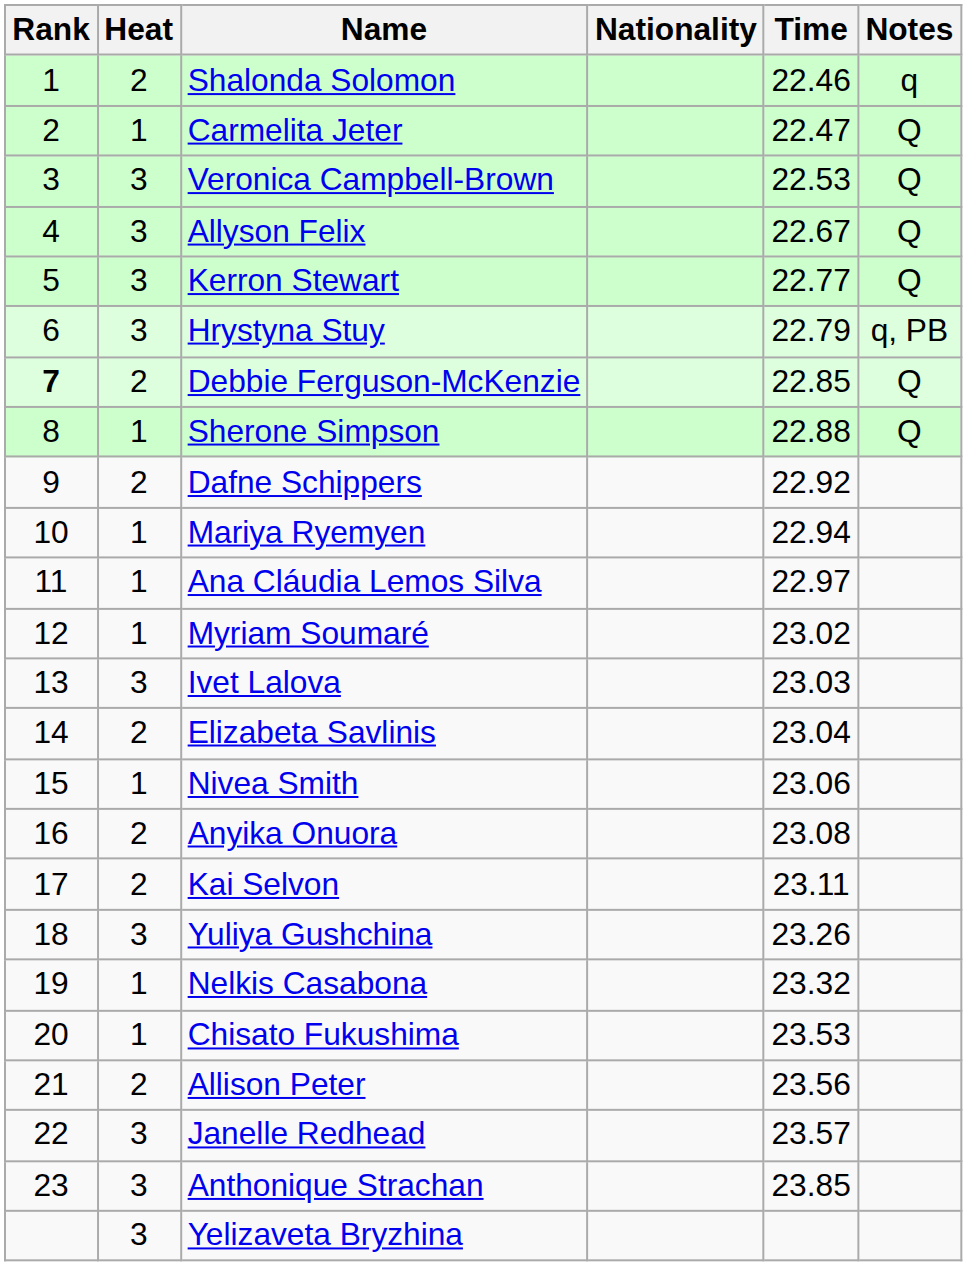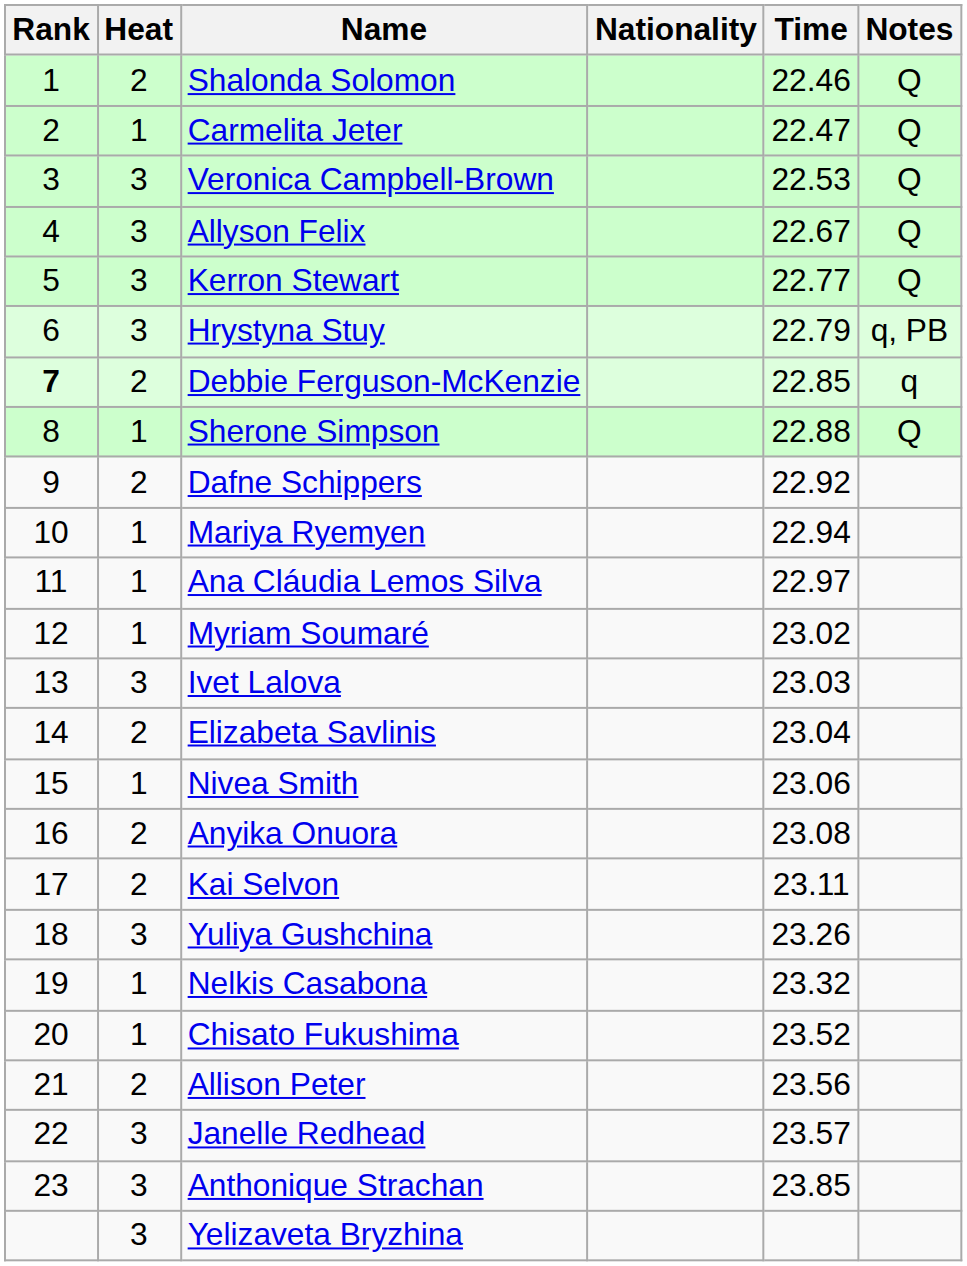(909, 79) q -> (909, 79) Q
(909, 381) Q -> (909, 381) q
(811, 1034) 23.53 -> (811, 1034) 23.52
